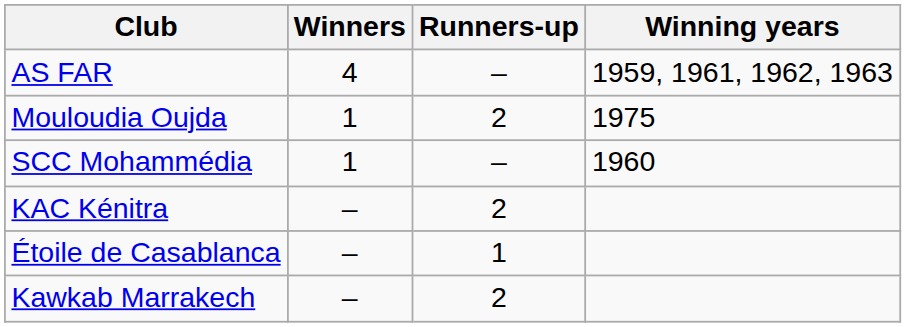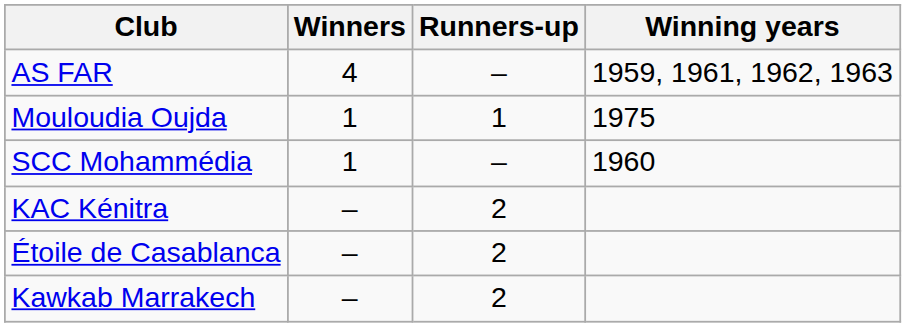(499, 117) 2 -> (499, 117) 1
(499, 252) 1 -> (499, 252) 2
